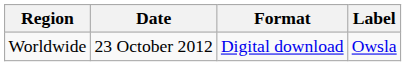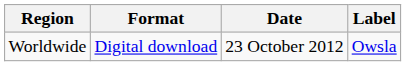columns swapped: (154, 18) <-> (282, 18)
